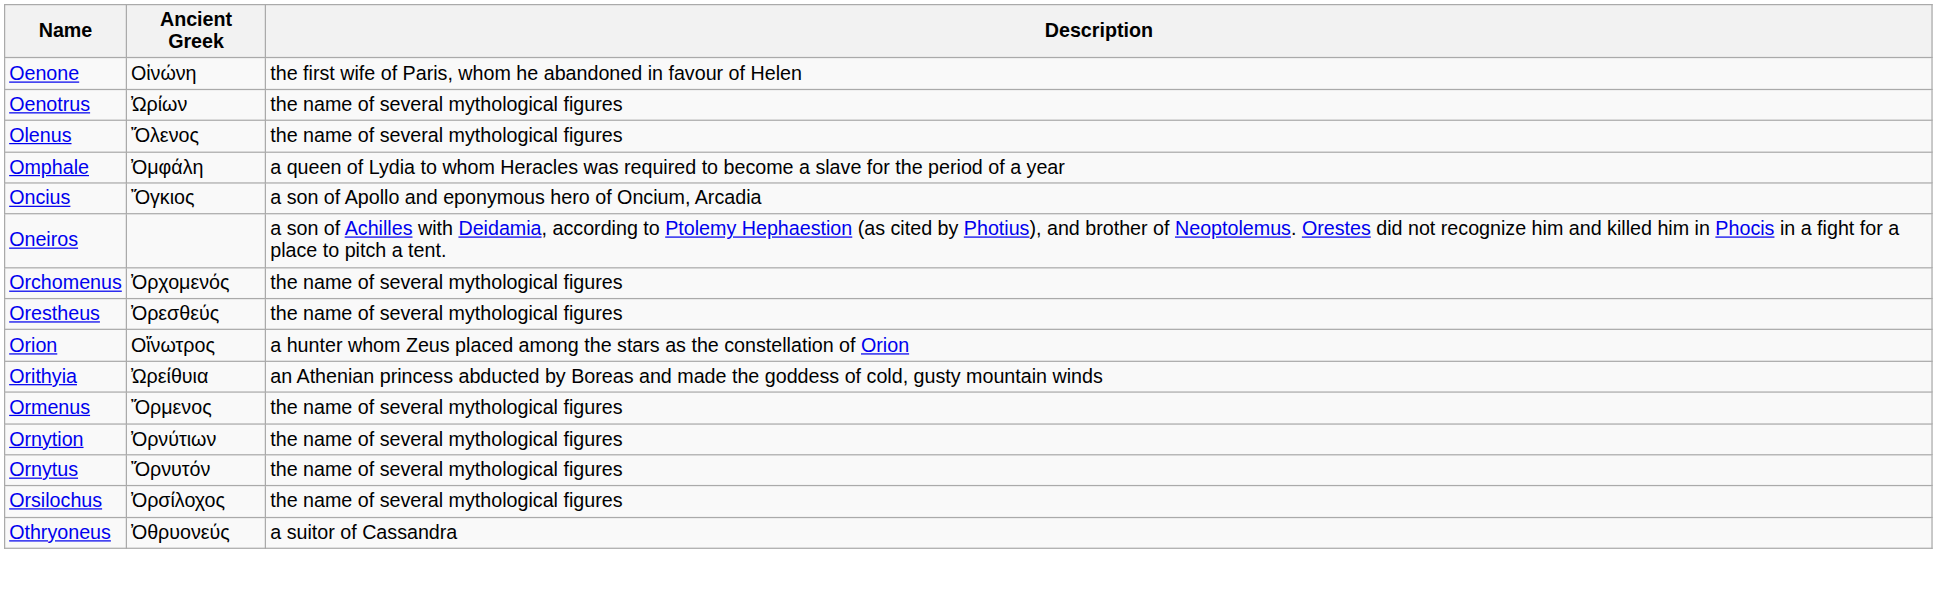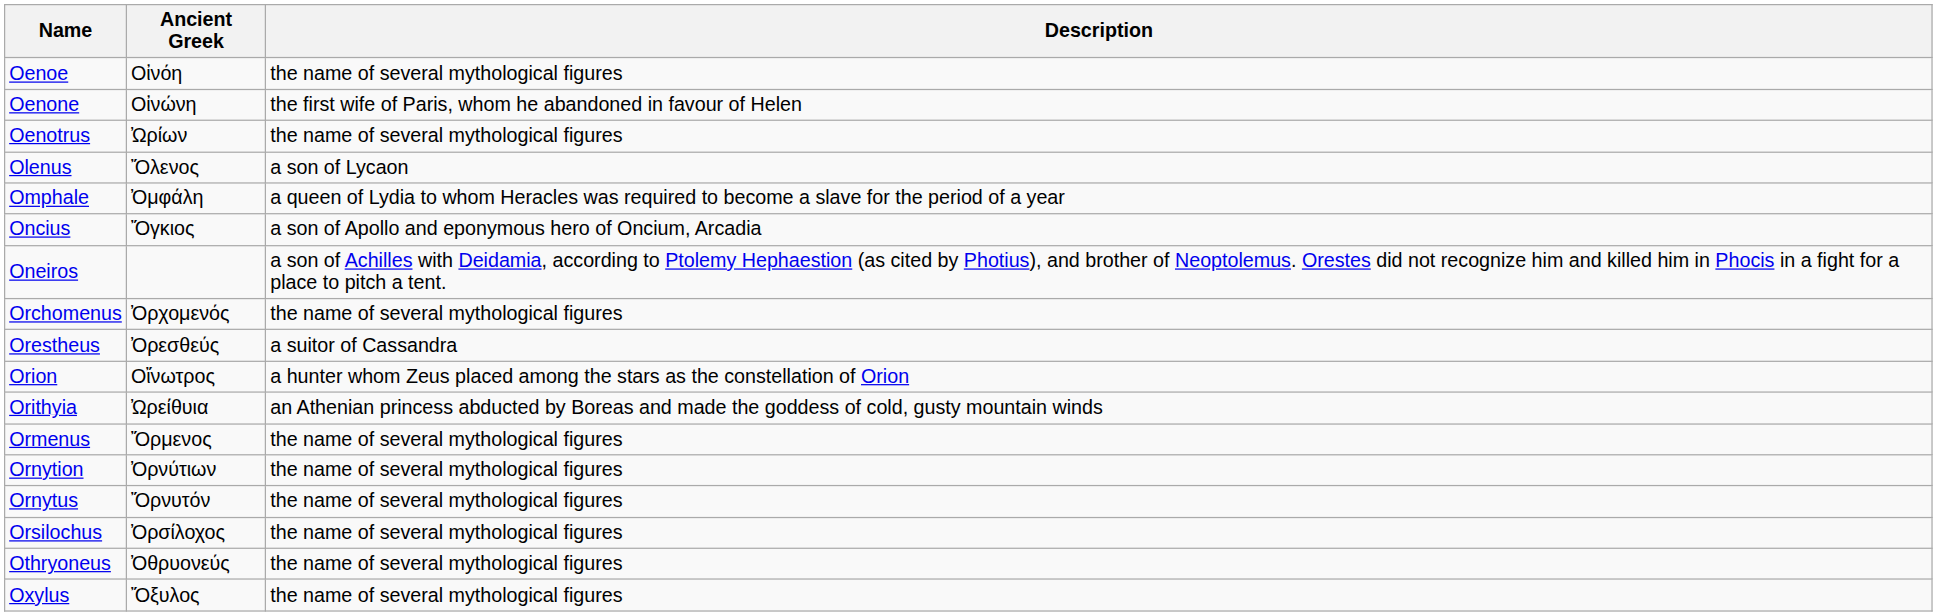+ row: (39, 73)
(446, 135) the name of several mythological figures -> (339, 167) a son of Lycaon
(446, 314) the name of several mythological figures -> (364, 345) a suitor of Cassandra
(364, 532) a suitor of Cassandra -> (446, 563) the name of several mythological figures
+ row: (39, 594)
